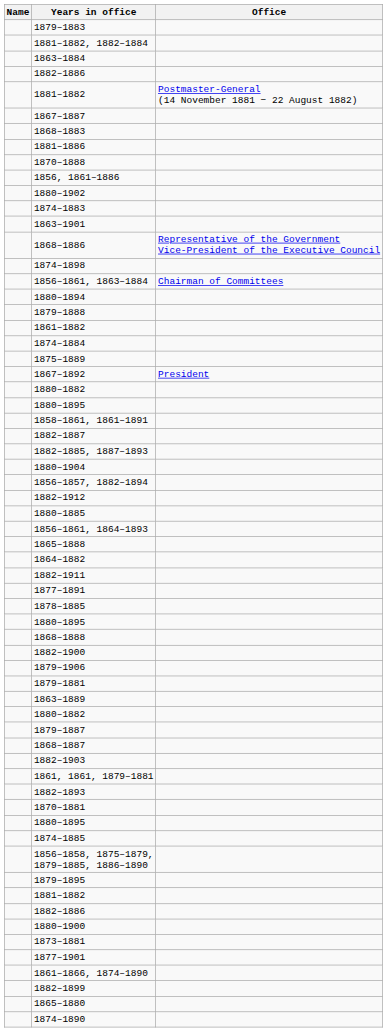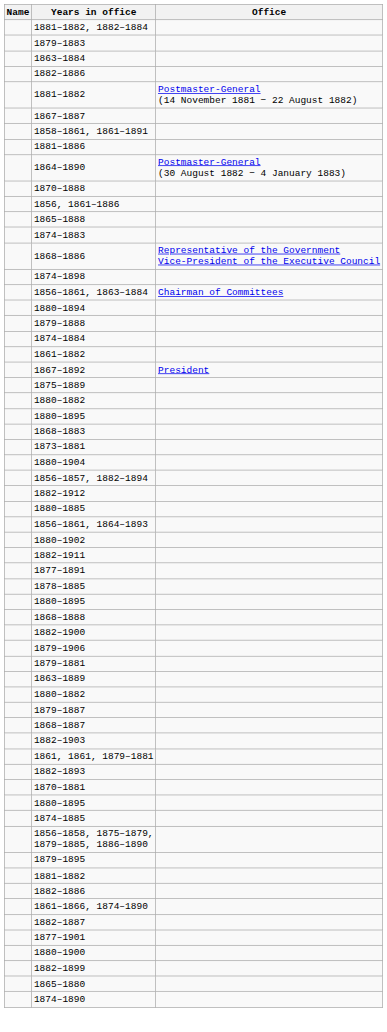rows swapped: (91, 43) <-> (60, 28)
rows swapped: (91, 421) <-> (60, 131)
+ row: (60, 168)
rows swapped: (60, 544) <-> (60, 193)
- row: (60, 224)
rows swapped: (60, 343) <-> (60, 328)
rows swapped: (60, 359) <-> (60, 374)
rows swapped: (60, 942) <-> (60, 436)
- row: (91, 452)
- row: (60, 560)
rows swapped: (60, 927) <-> (91, 973)
